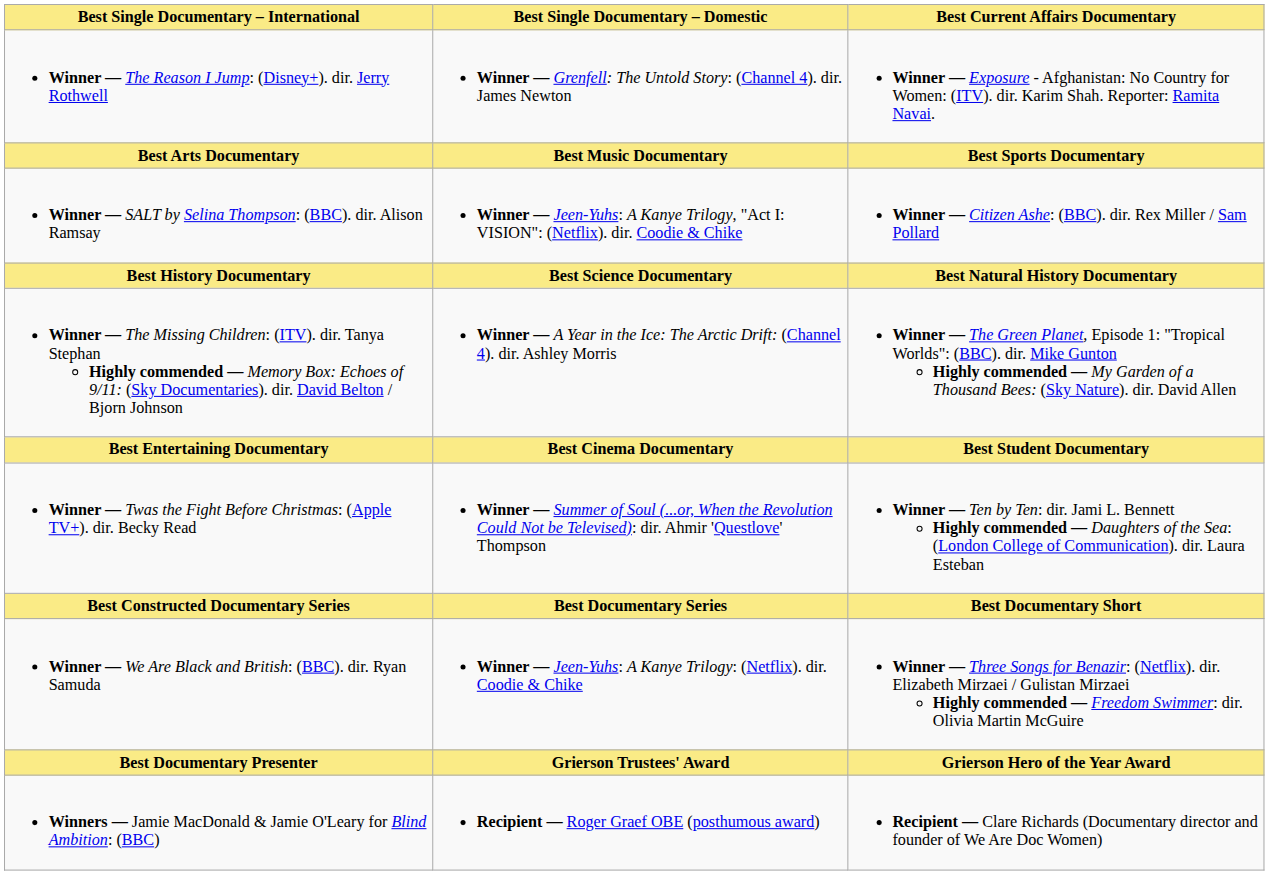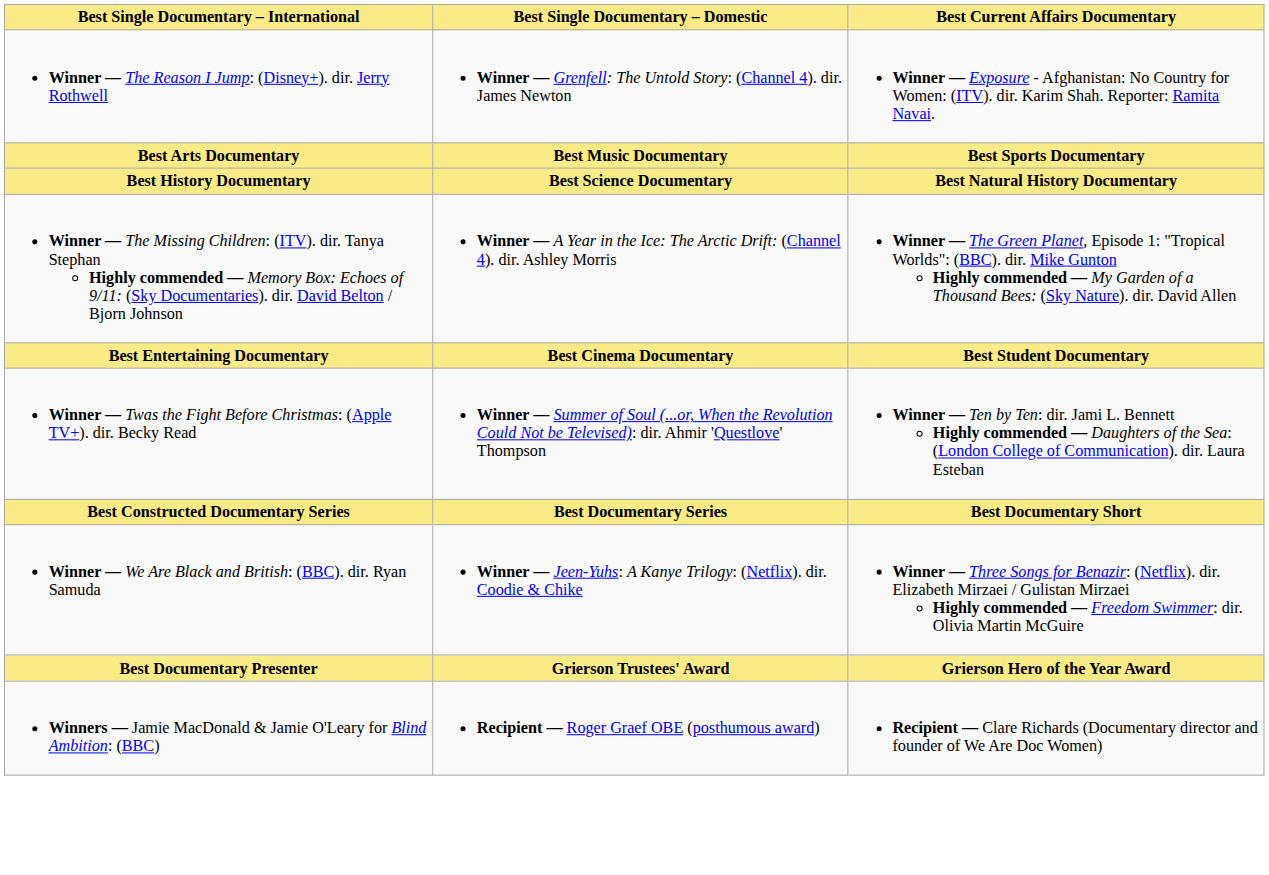- row: (219, 224)
